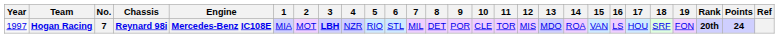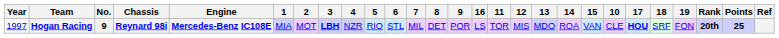columns swapped: (483, 11) <-> (618, 11)
(104, 25) 7 -> (104, 25) 9
(638, 25) normal -> (638, 25) bold
(739, 25) 24 -> (739, 25) 25
